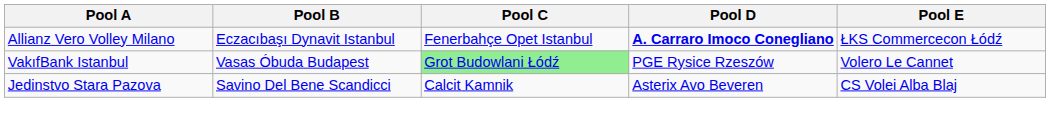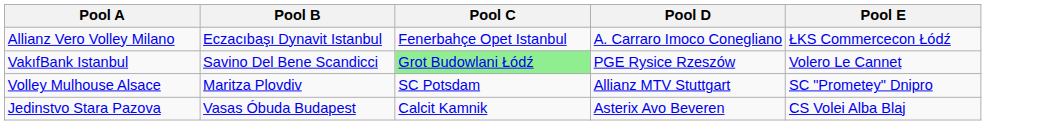(733, 39) bold -> (688, 39) normal
(292, 62) Vasas Óbuda Budapest -> (291, 62) Savino Del Bene Scandicci
+ row: (84, 85)
(303, 85) Savino Del Bene Scandicci -> (279, 108) Vasas Óbuda Budapest
